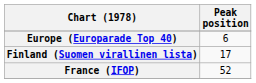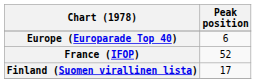rows swapped: (102, 55) <-> (102, 70)
